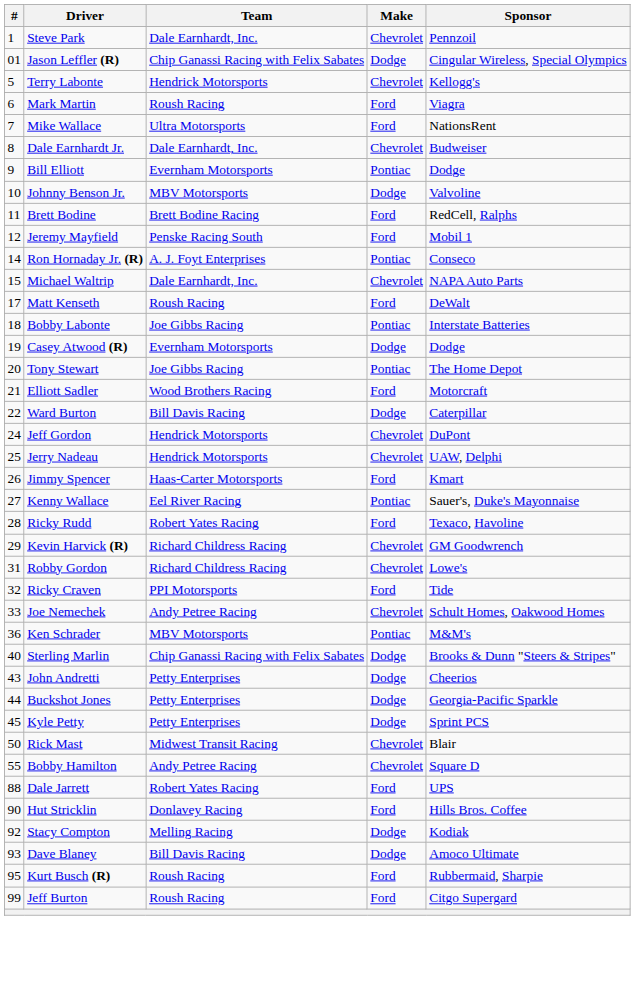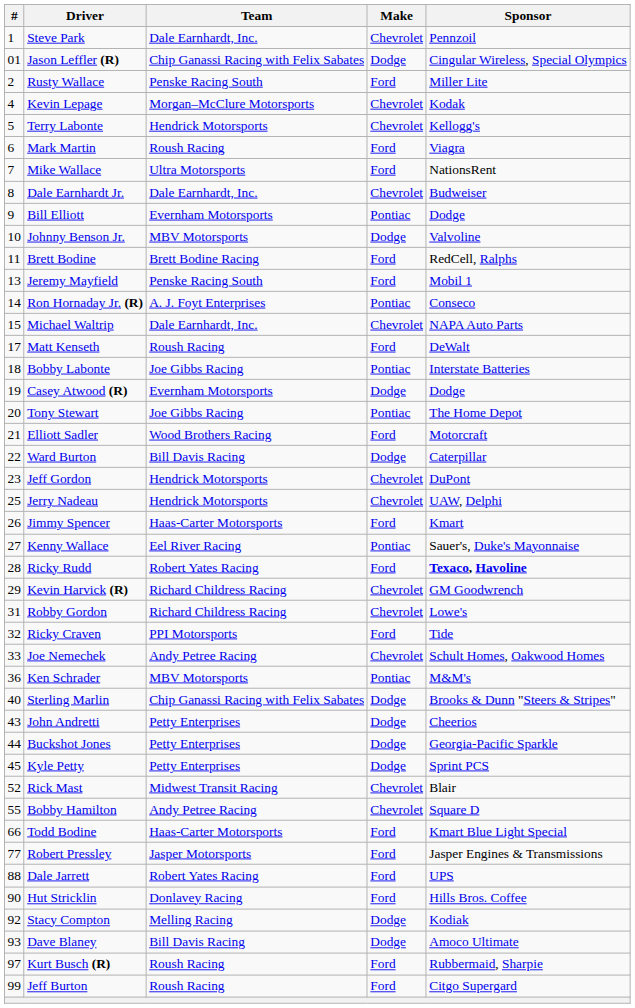+ row: (66, 81)
+ row: (65, 103)
(14, 236) 12 -> (14, 280) 13
(14, 434) 24 -> (14, 478) 23
(476, 522) normal -> (478, 567) bold
(14, 743) 50 -> (14, 787) 52
+ row: (62, 831)
+ row: (69, 853)
(14, 875) 95 -> (14, 964) 97
